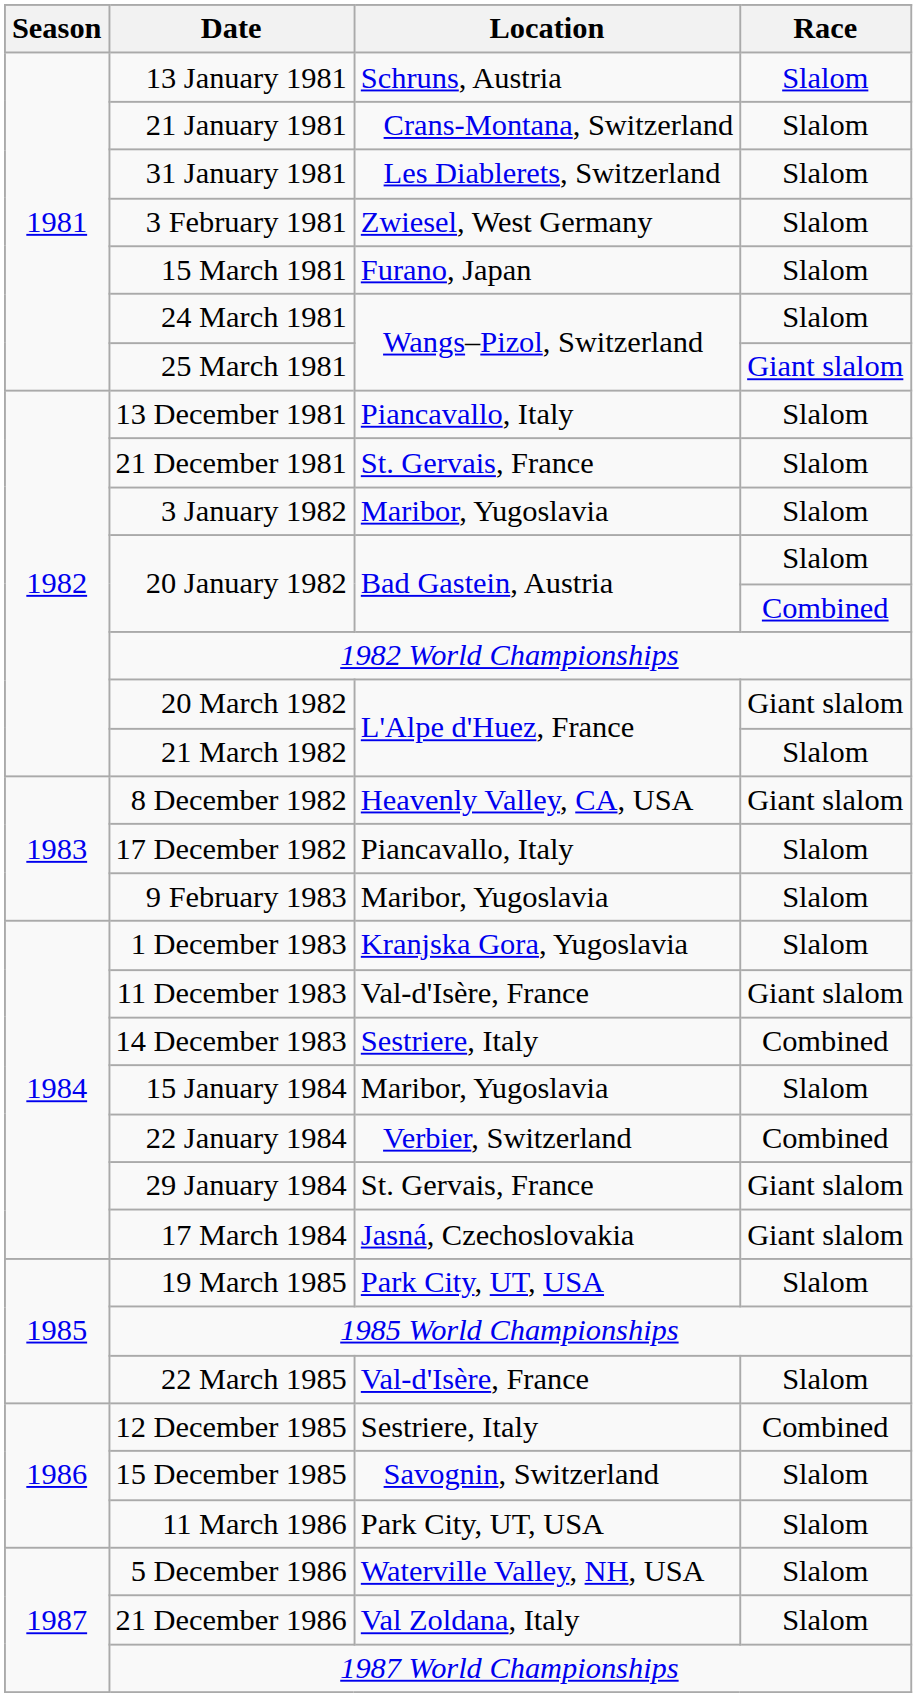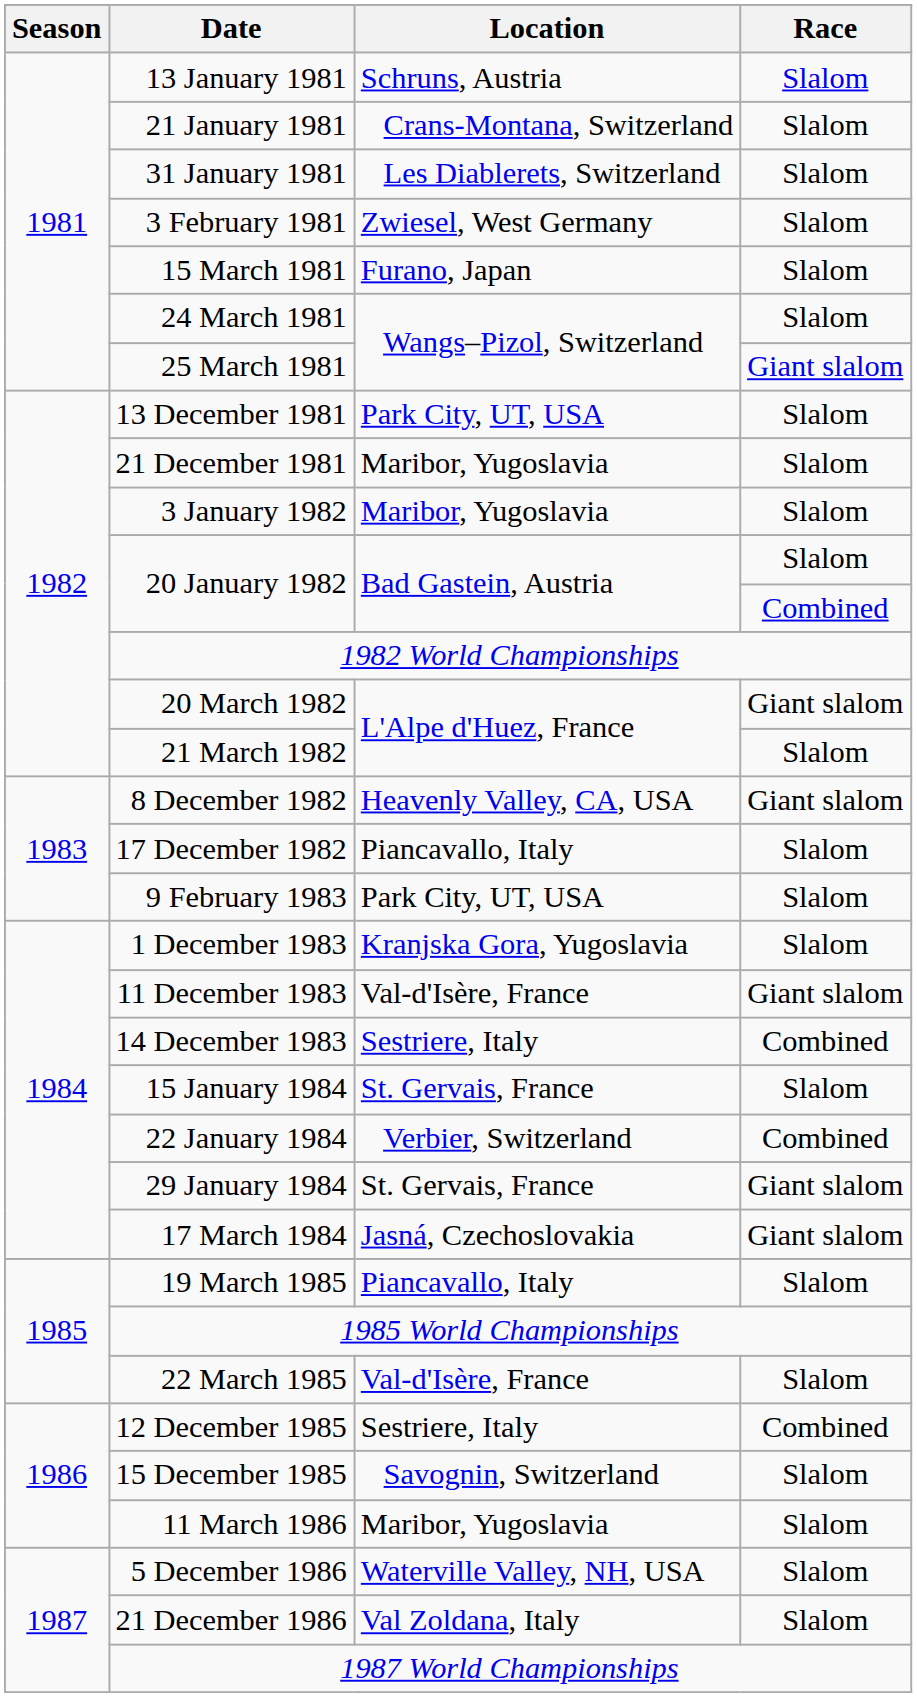(467, 414) Piancavallo, Italy -> (482, 414) Park City, UT, USA
(477, 462) St. Gervais, France -> (485, 462) Maribor, Yugoslavia
(485, 896) Maribor, Yugoslavia -> (482, 896) Park City, UT, USA
(485, 1089) Maribor, Yugoslavia -> (477, 1089) St. Gervais, France
(482, 1282) Park City, UT, USA -> (467, 1282) Piancavallo, Italy
(482, 1523) Park City, UT, USA -> (485, 1523) Maribor, Yugoslavia
